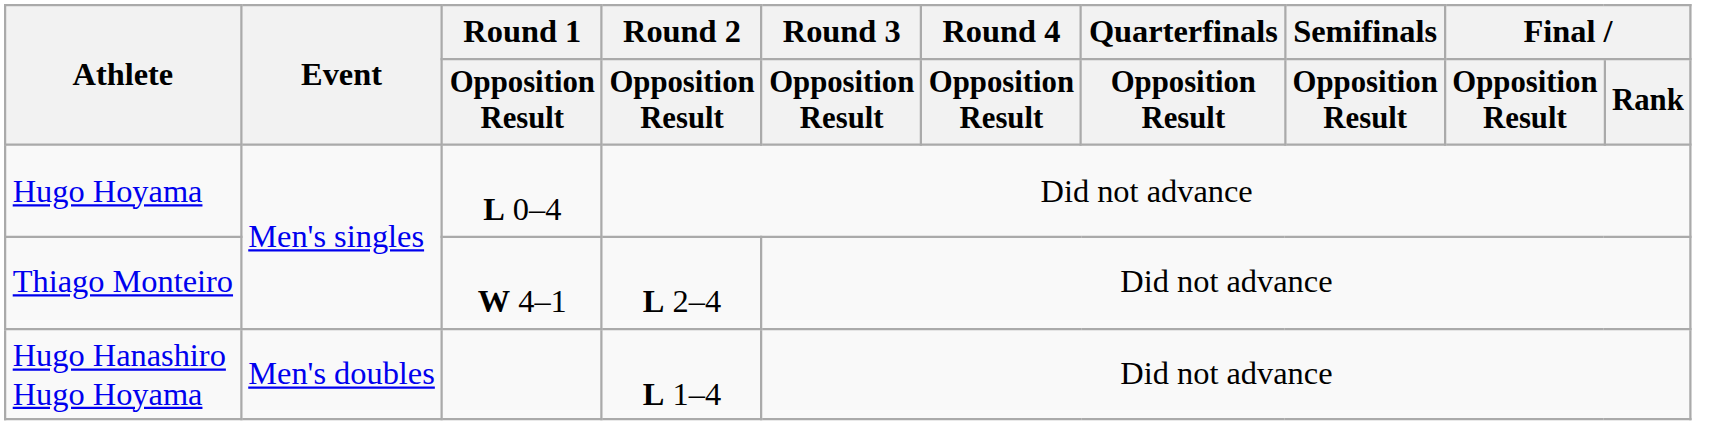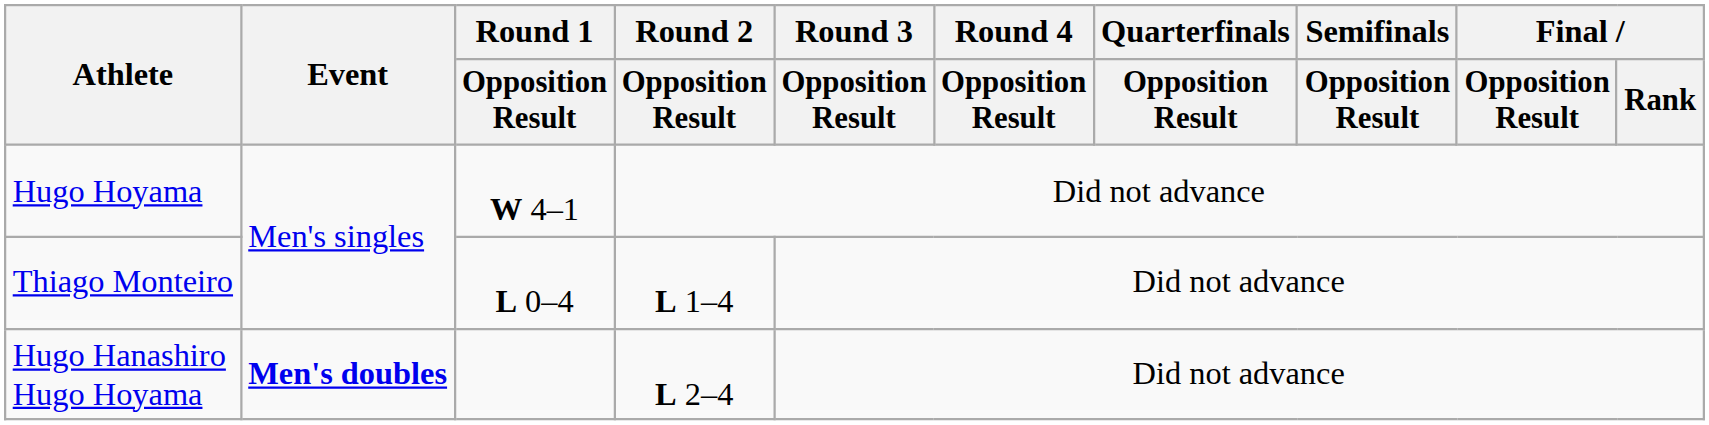(522, 209) L 0–4 -> (535, 209) W 4–1
(522, 301) W 4–1 -> (535, 301) L 0–4
(682, 301) L 2–4 -> (694, 301) L 1–4
(342, 374) normal -> (348, 374) bold
(682, 393) L 1–4 -> (694, 393) L 2–4
